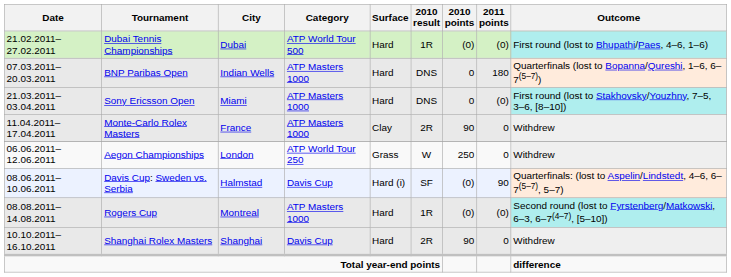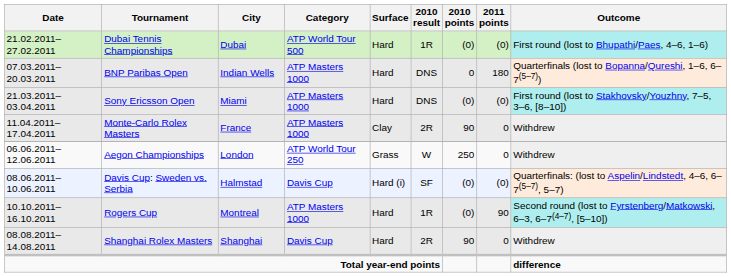(472, 101) 0 -> (468, 101) (0)
(503, 183) 90 -> (503, 183) (0)
(34, 212) 08.08.2011–14.08.2011 -> (34, 212) 10.10.2011–16.10.2011
(503, 212) (0) -> (503, 212) 90
(34, 241) 10.10.2011–16.10.2011 -> (34, 241) 08.08.2011–14.08.2011
